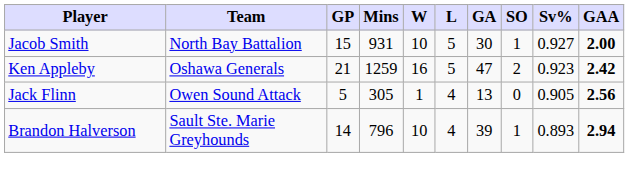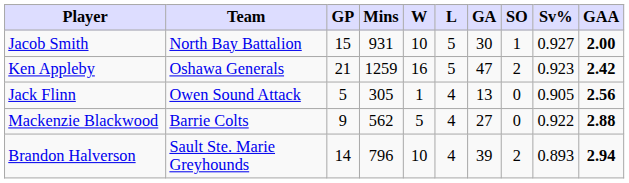+ row: (83, 120)
(517, 130) 1 -> (517, 156) 2
